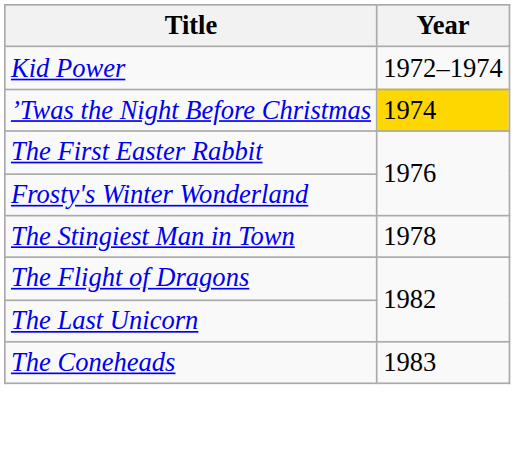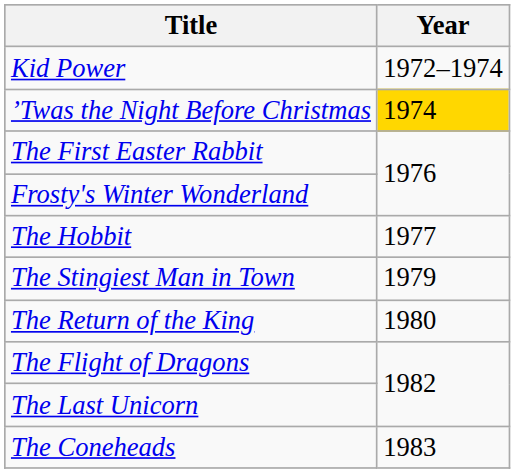+ row: (71, 236)
(410, 236) 1978 -> (410, 278) 1979
+ row: (133, 320)
